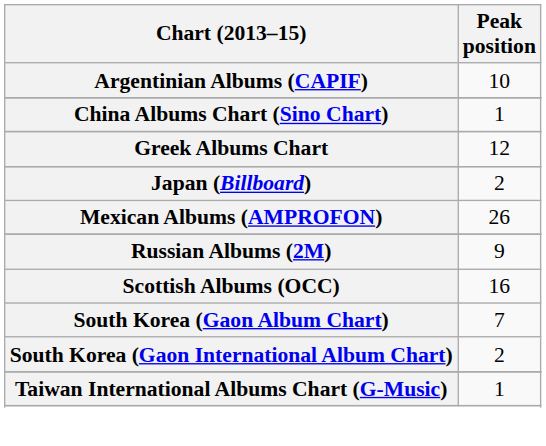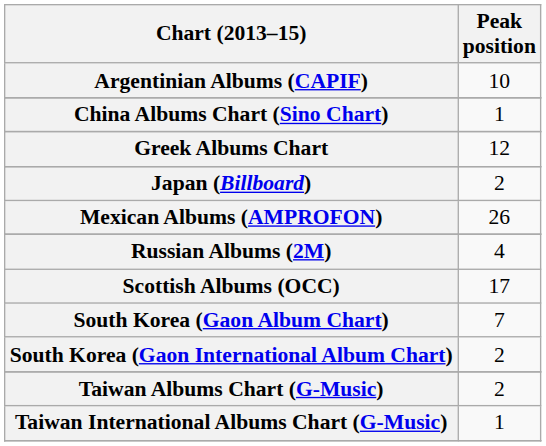(499, 251) 9 -> (499, 251) 4
(499, 285) 16 -> (499, 285) 17
+ row: (231, 388)
